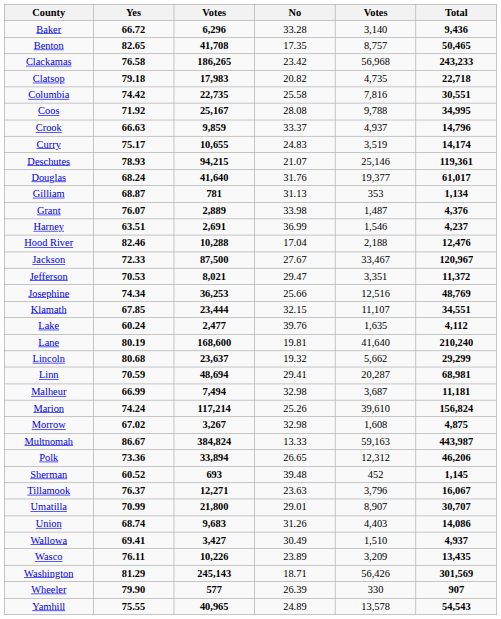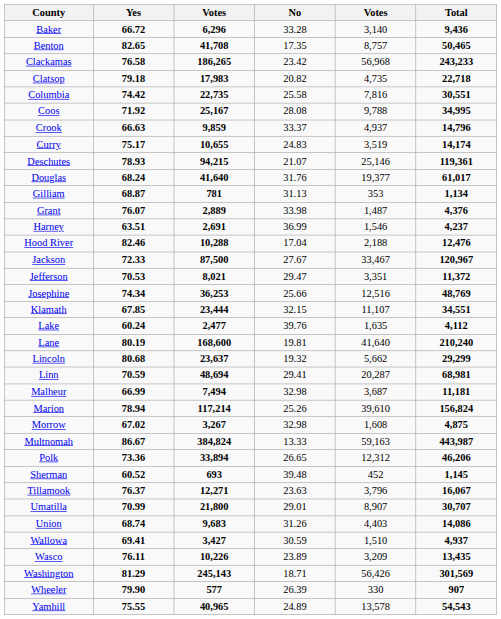(134, 408) 74.24 -> (134, 408) 78.94
(295, 540) 30.49 -> (295, 540) 30.59
